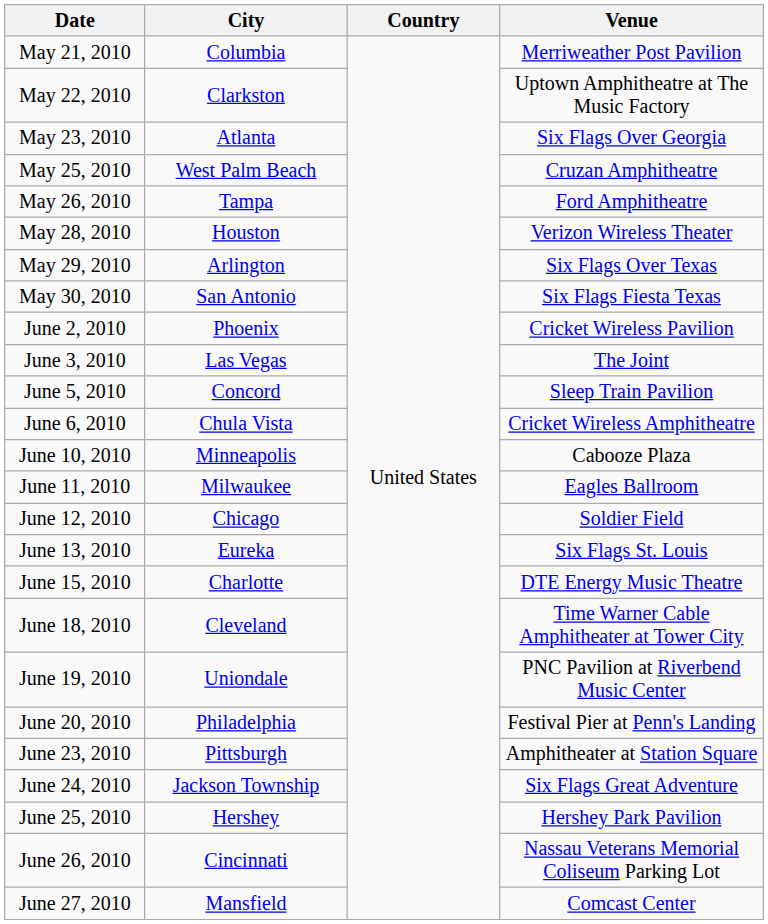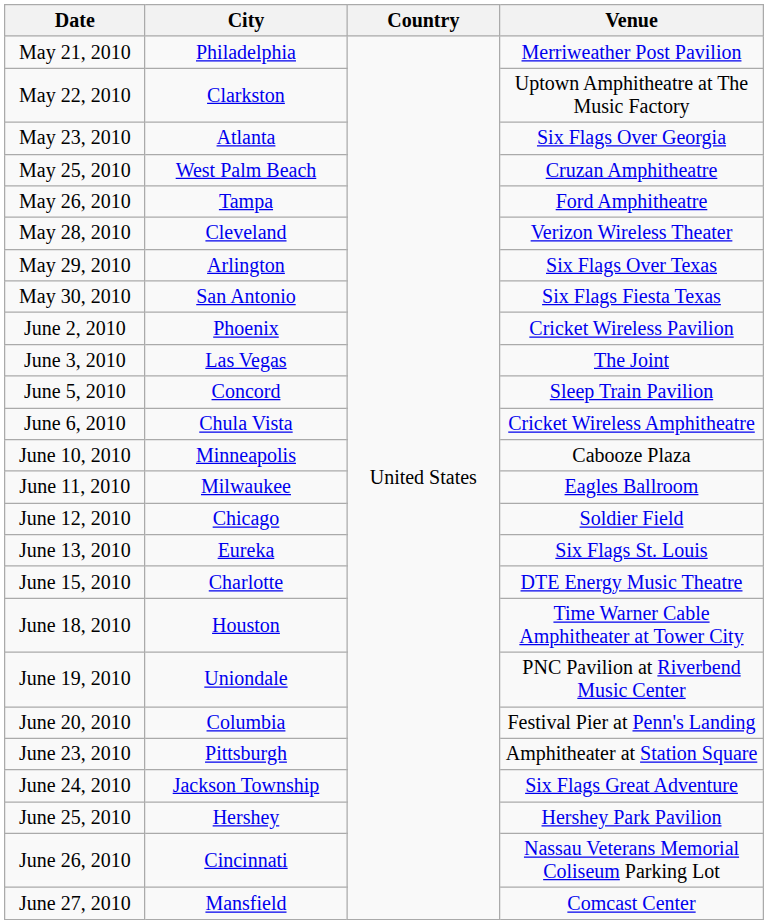(246, 52) Columbia -> (246, 52) Philadelphia
(246, 233) Houston -> (246, 233) Cleveland
(246, 625) Cleveland -> (246, 625) Houston
(246, 722) Philadelphia -> (246, 722) Columbia
